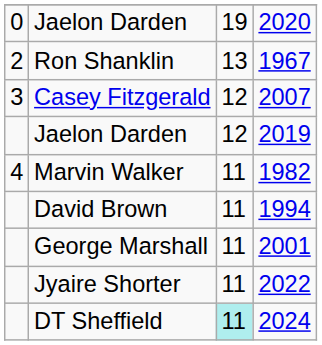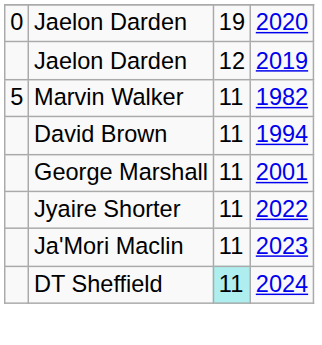- row: (104, 60)
- row: (122, 97)
(17, 172) 4 -> (17, 97) 5
+ row: (109, 246)
